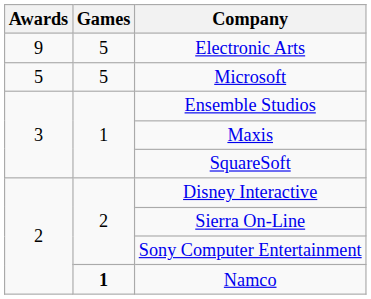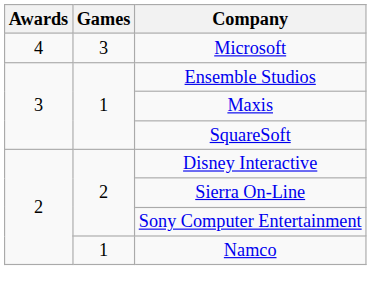- row: (250, 47)
(39, 76) 5 -> (39, 47) 4
(103, 76) 5 -> (103, 47) 3
(103, 279) bold -> (103, 250) normal
